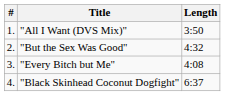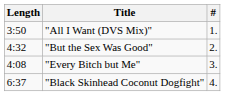columns swapped: (11, 13) <-> (201, 13)
